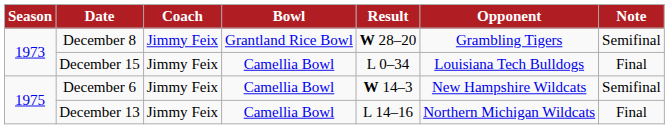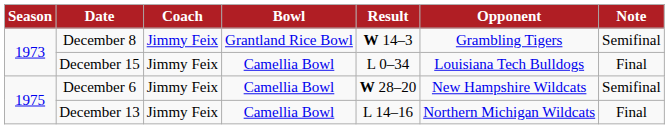(388, 40) W 28–20 -> (388, 40) W 14–3
(388, 87) W 14–3 -> (388, 87) W 28–20
